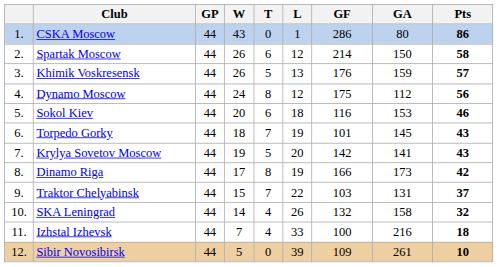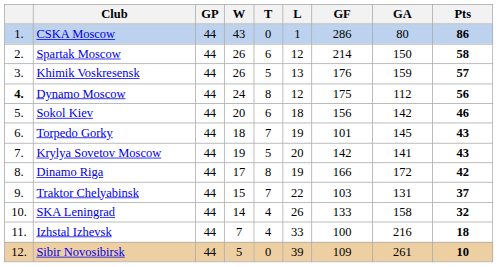(19, 93) normal -> (19, 93) bold
(342, 113) 116 -> (342, 113) 156
(402, 113) 153 -> (402, 113) 142
(402, 172) 173 -> (402, 172) 172
(342, 212) 132 -> (342, 212) 133
